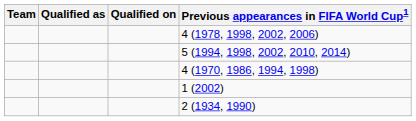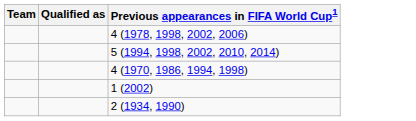- column: (143, 15)
